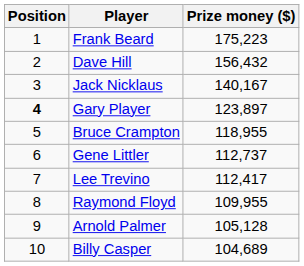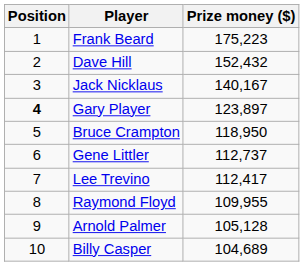(241, 62) 156,432 -> (241, 62) 152,432
(241, 132) 118,955 -> (241, 132) 118,950
